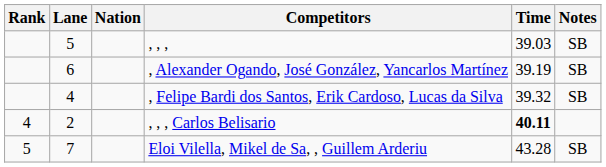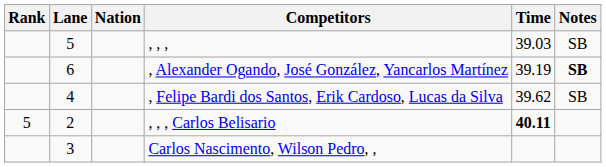(578, 70) normal -> (578, 70) bold
(533, 96) 39.32 -> (533, 96) 39.62
(27, 123) 4 -> (27, 123) 5
- row: (288, 149)
+ row: (262, 149)
